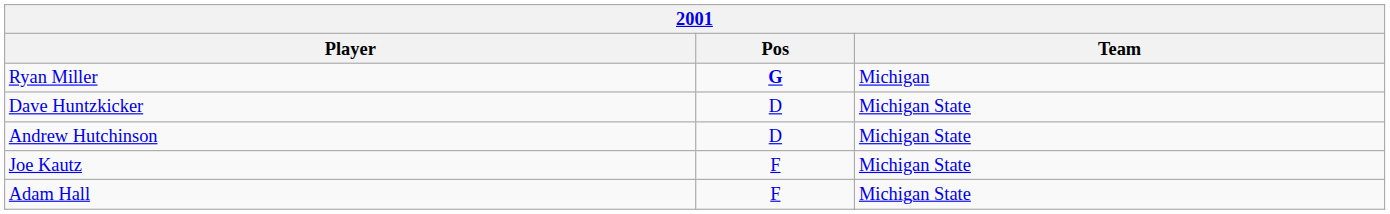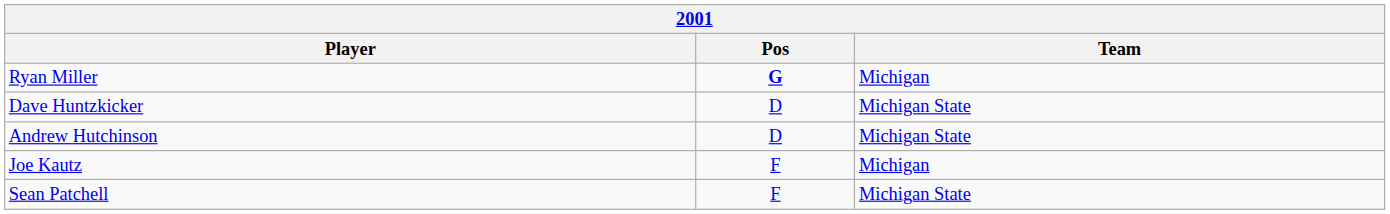(915, 164) Michigan State -> (894, 164) Michigan
+ row: (59, 194)
- row: (49, 194)
